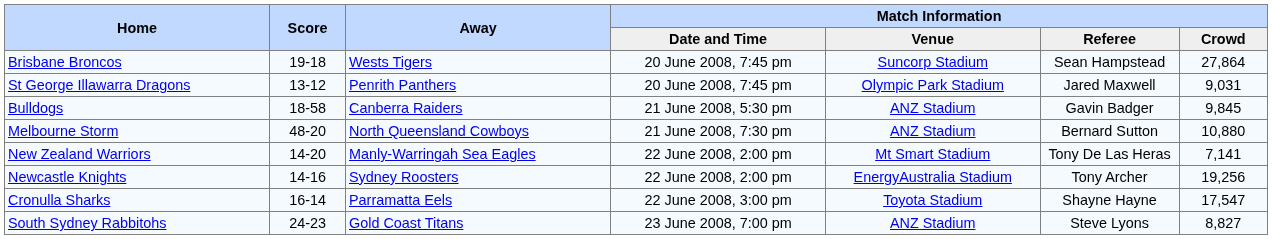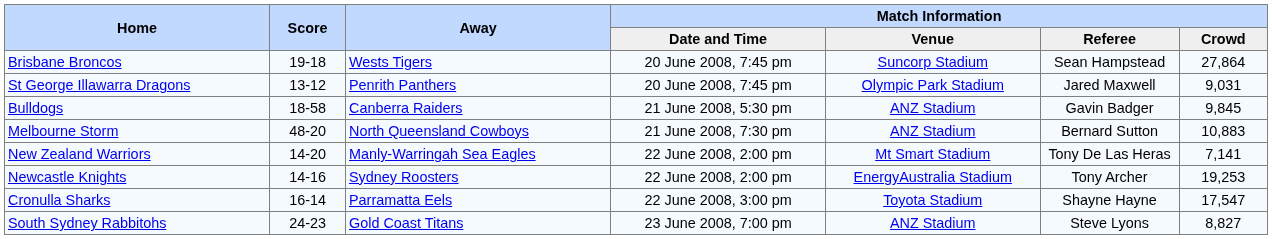(1223, 131) 10,880 -> (1223, 131) 10,883
(1223, 177) 19,256 -> (1223, 177) 19,253
